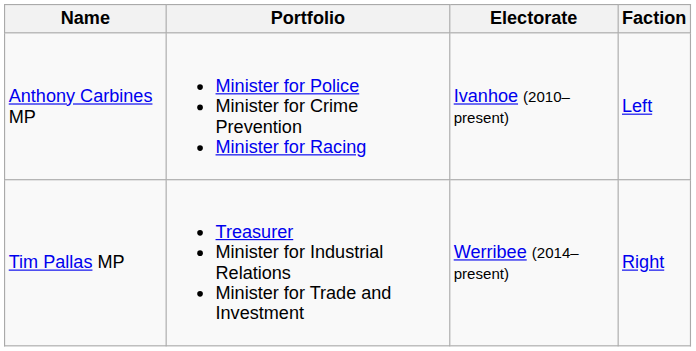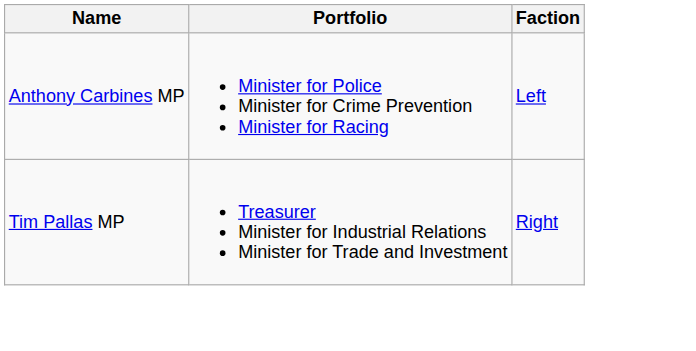- column: (534, 18)
